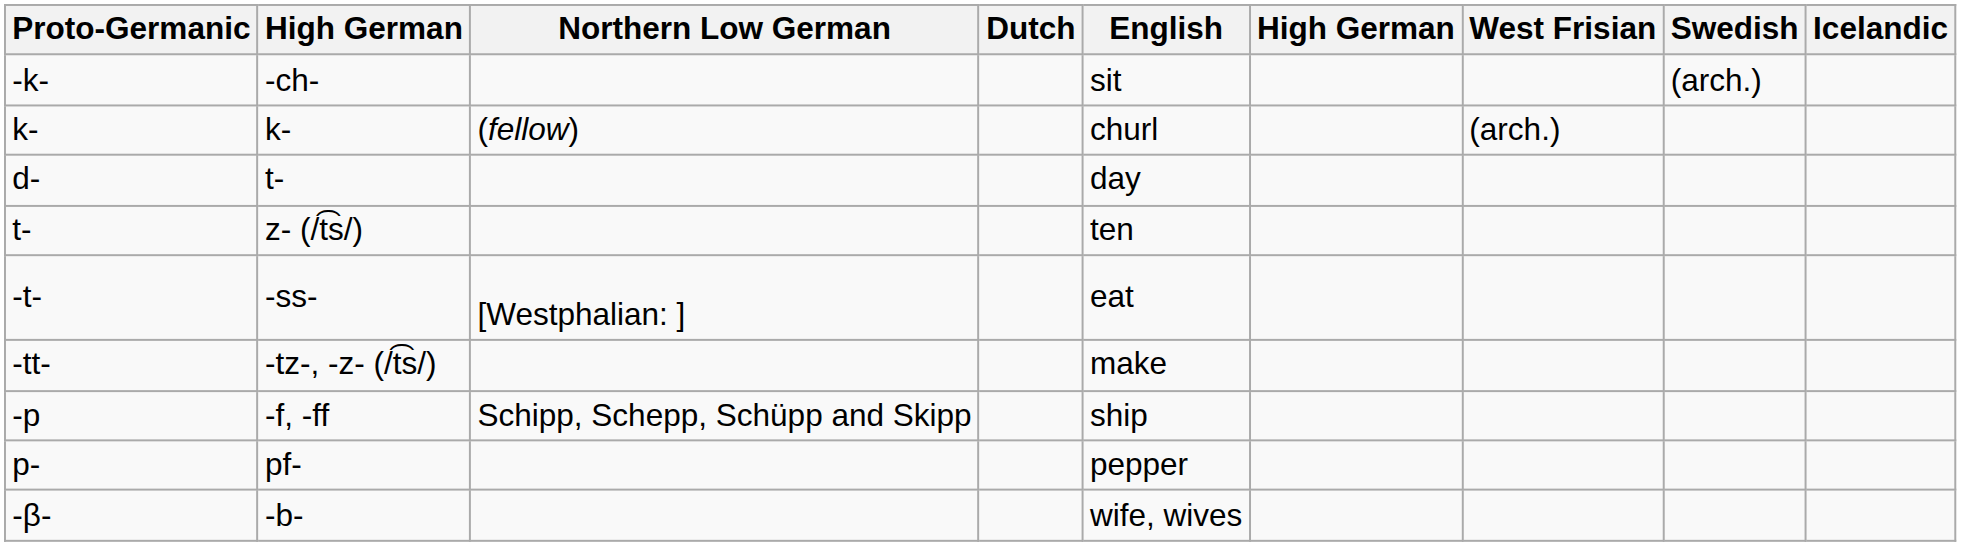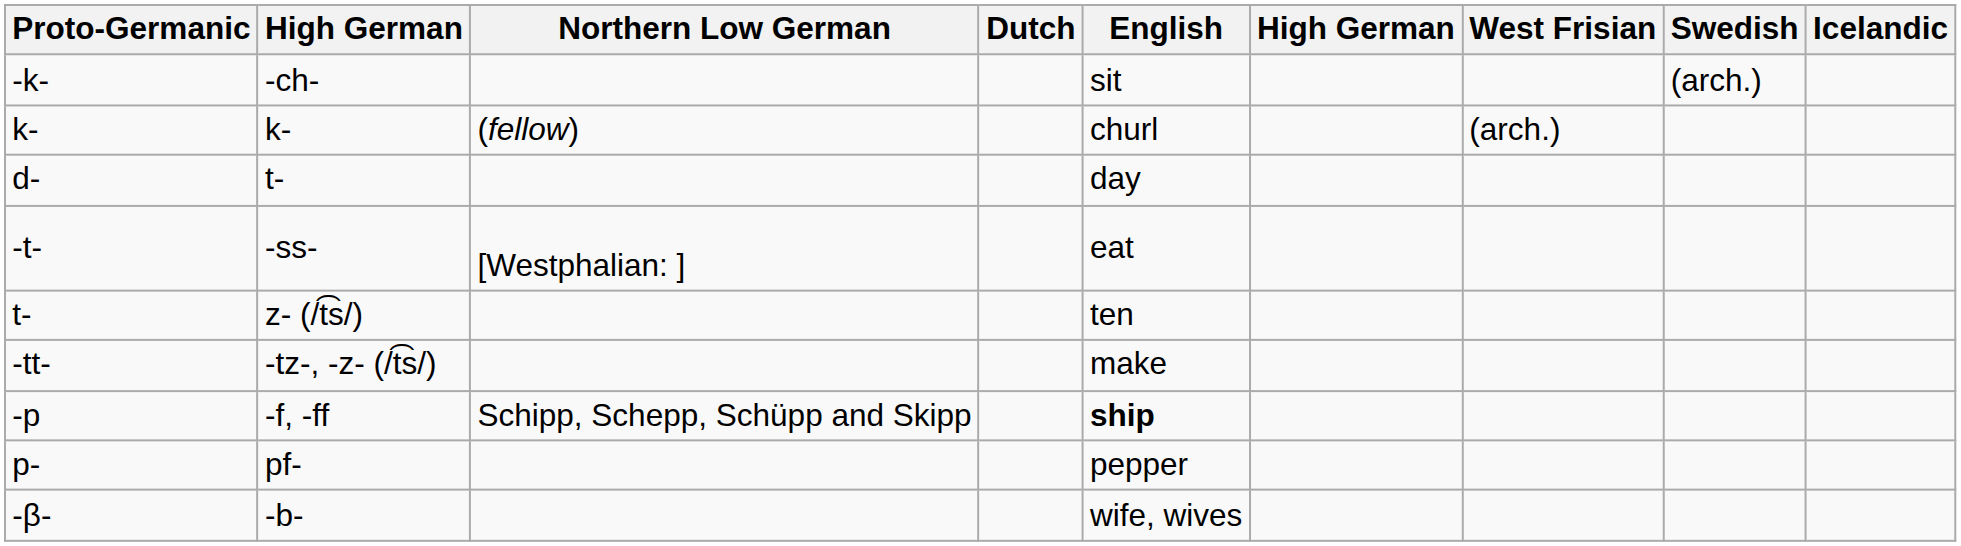rows swapped: (291, 297) <-> (314, 229)
(1119, 414) normal -> (1122, 414) bold
